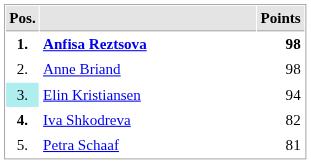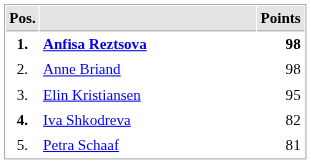(22, 94) paleturquoise background -> (22, 94) no background
(293, 94) 94 -> (293, 94) 95
